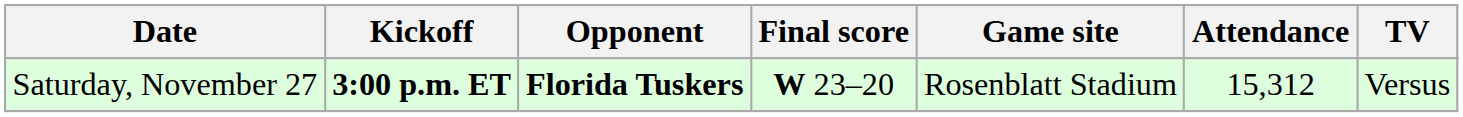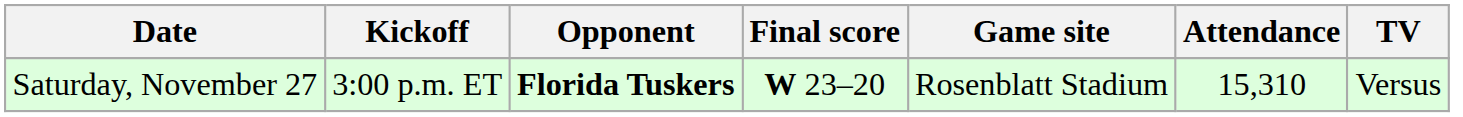(422, 84) bold -> (417, 84) normal
(1271, 84) 15,312 -> (1262, 84) 15,310
